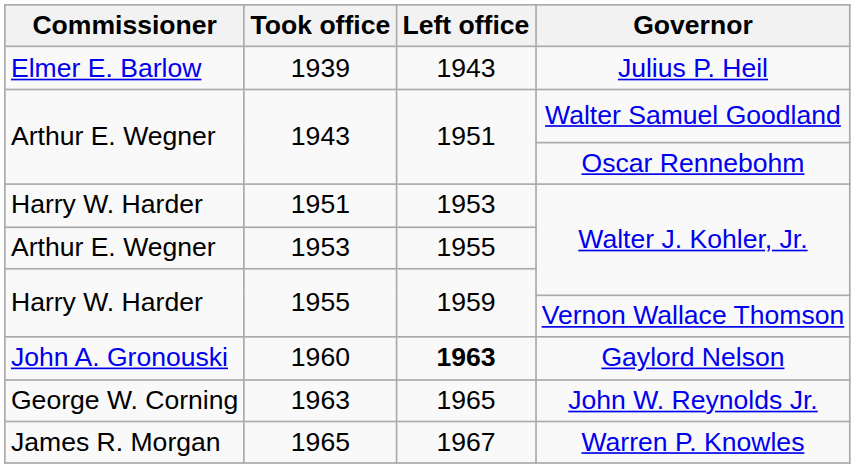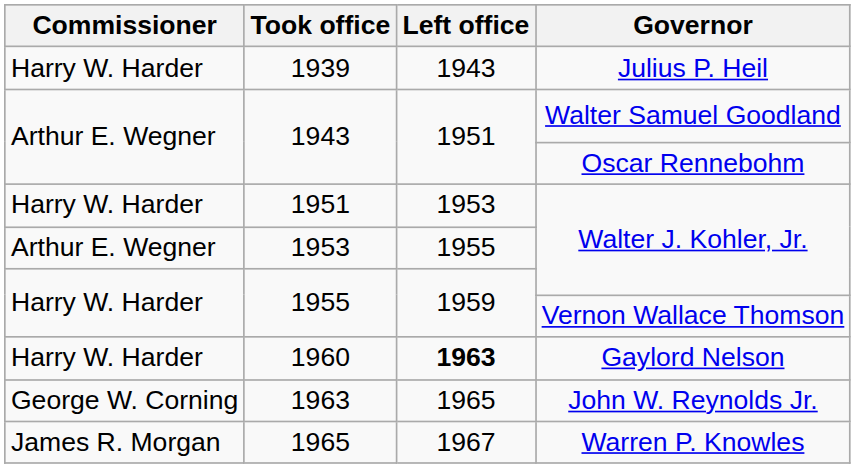(106, 67) Elmer E. Barlow -> (107, 67) Harry W. Harder
(119, 357) John A. Gronouski -> (107, 357) Harry W. Harder
